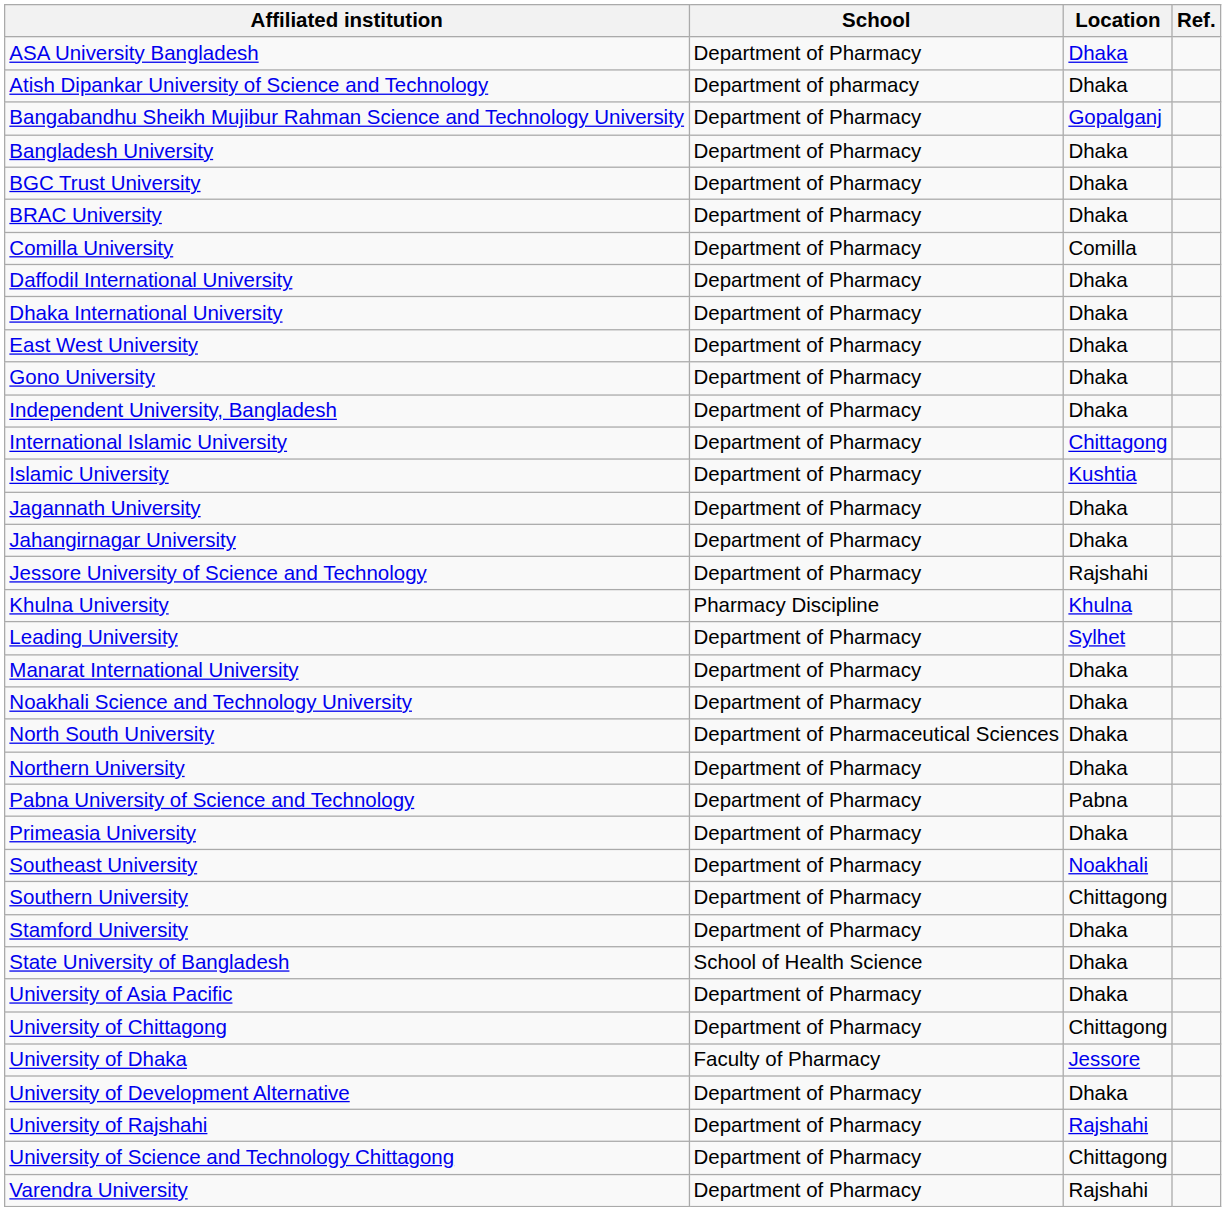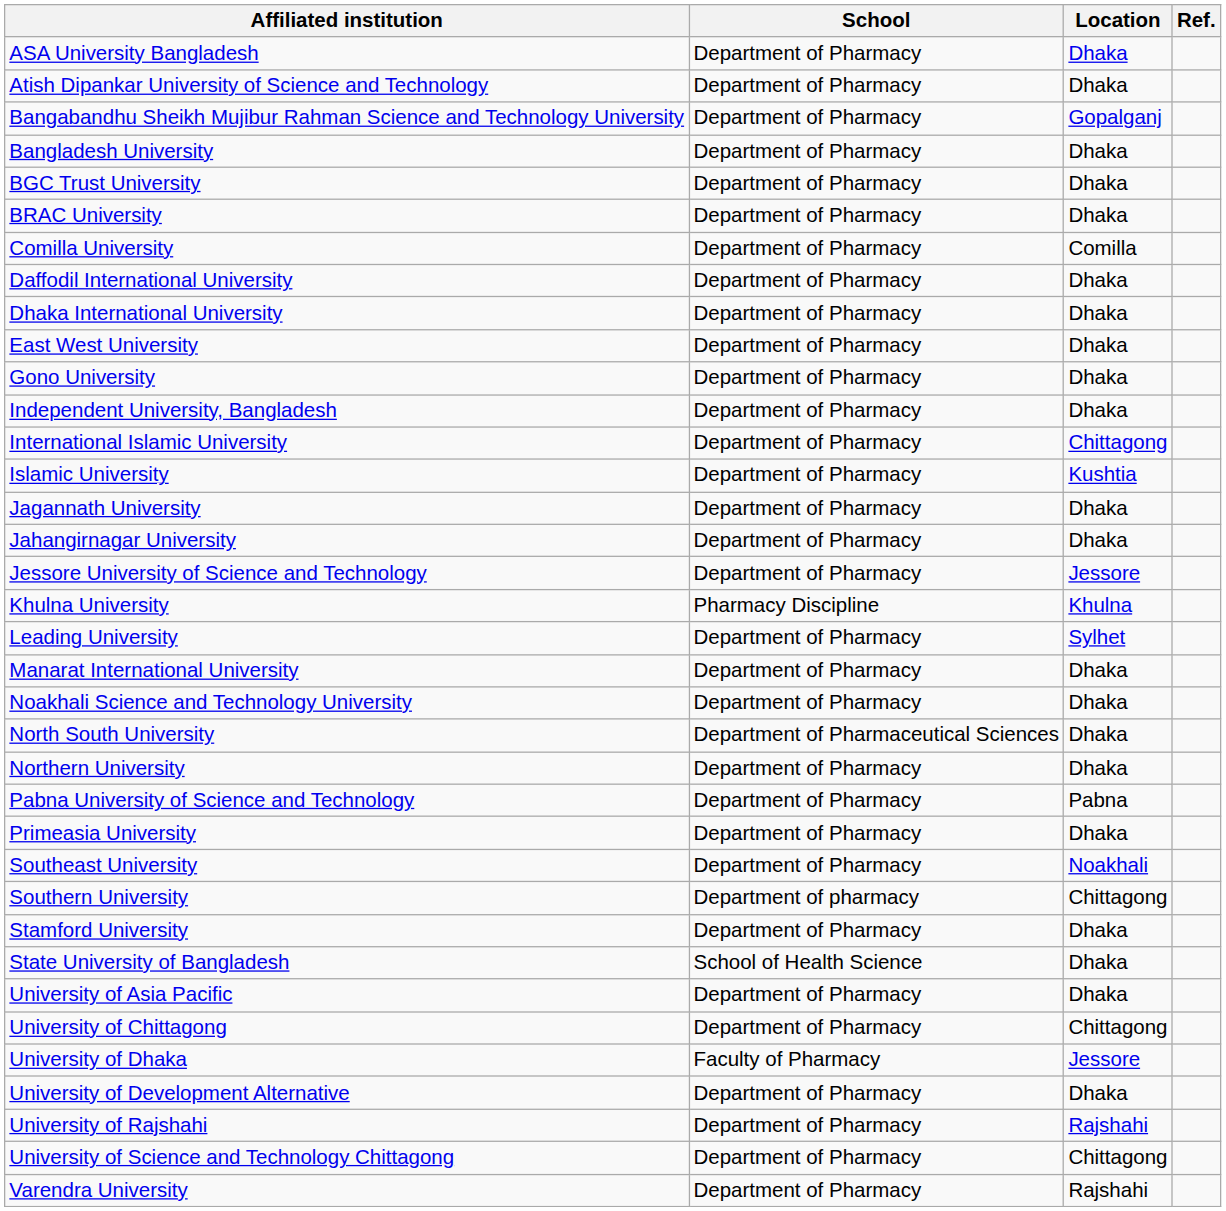(806, 85) Department of pharmacy -> (807, 85) Department of Pharmacy
(1108, 572) Rajshahi -> (1104, 572) Jessore
(807, 897) Department of Pharmacy -> (806, 897) Department of pharmacy
